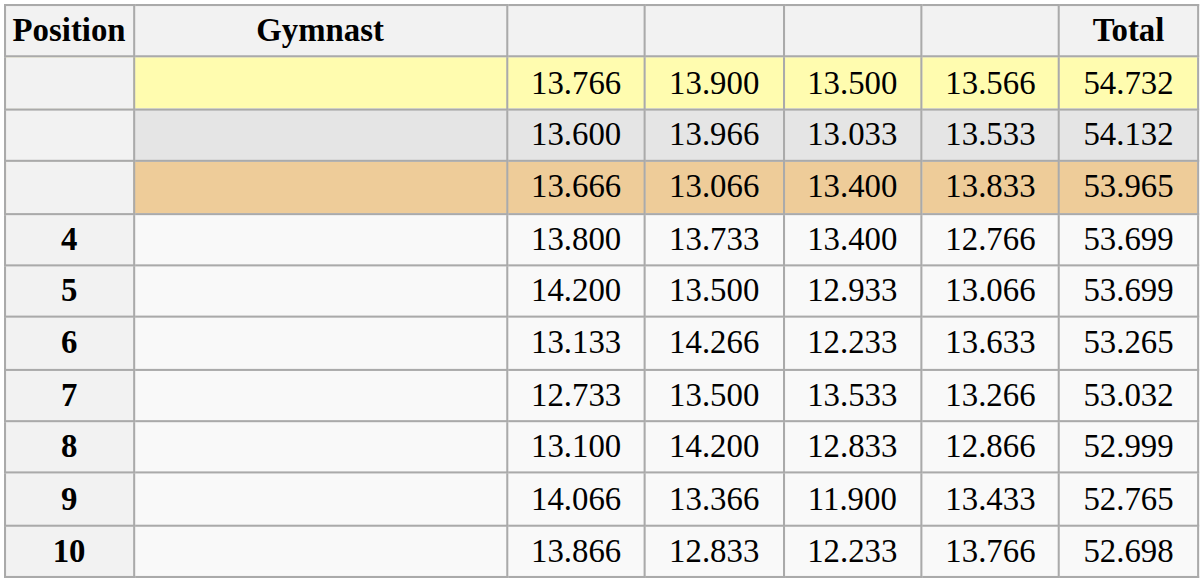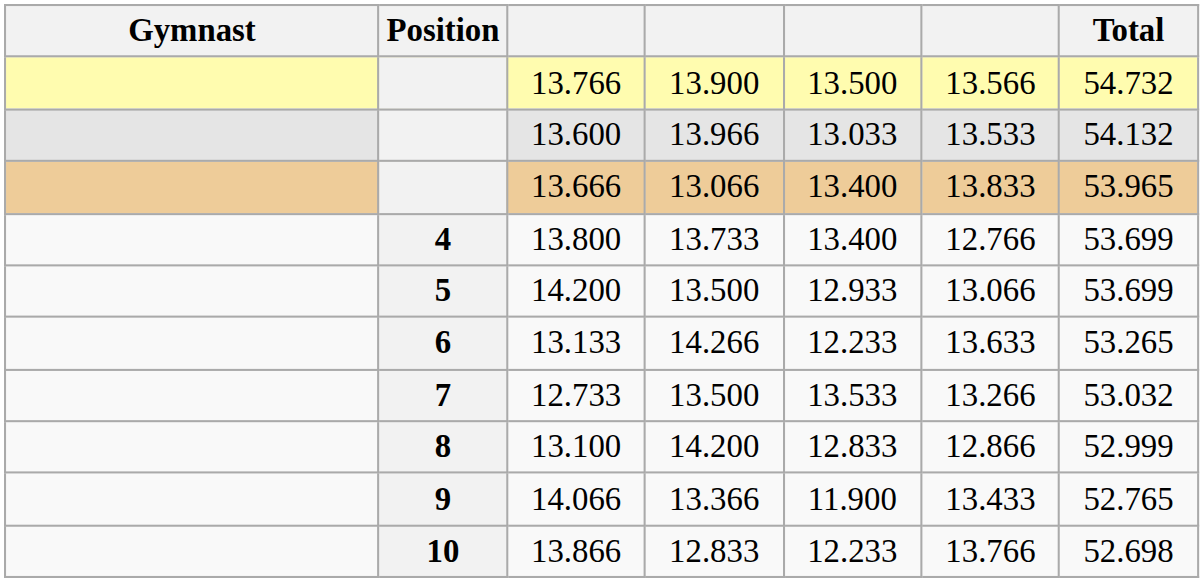columns swapped: (69, 30) <-> (320, 30)
